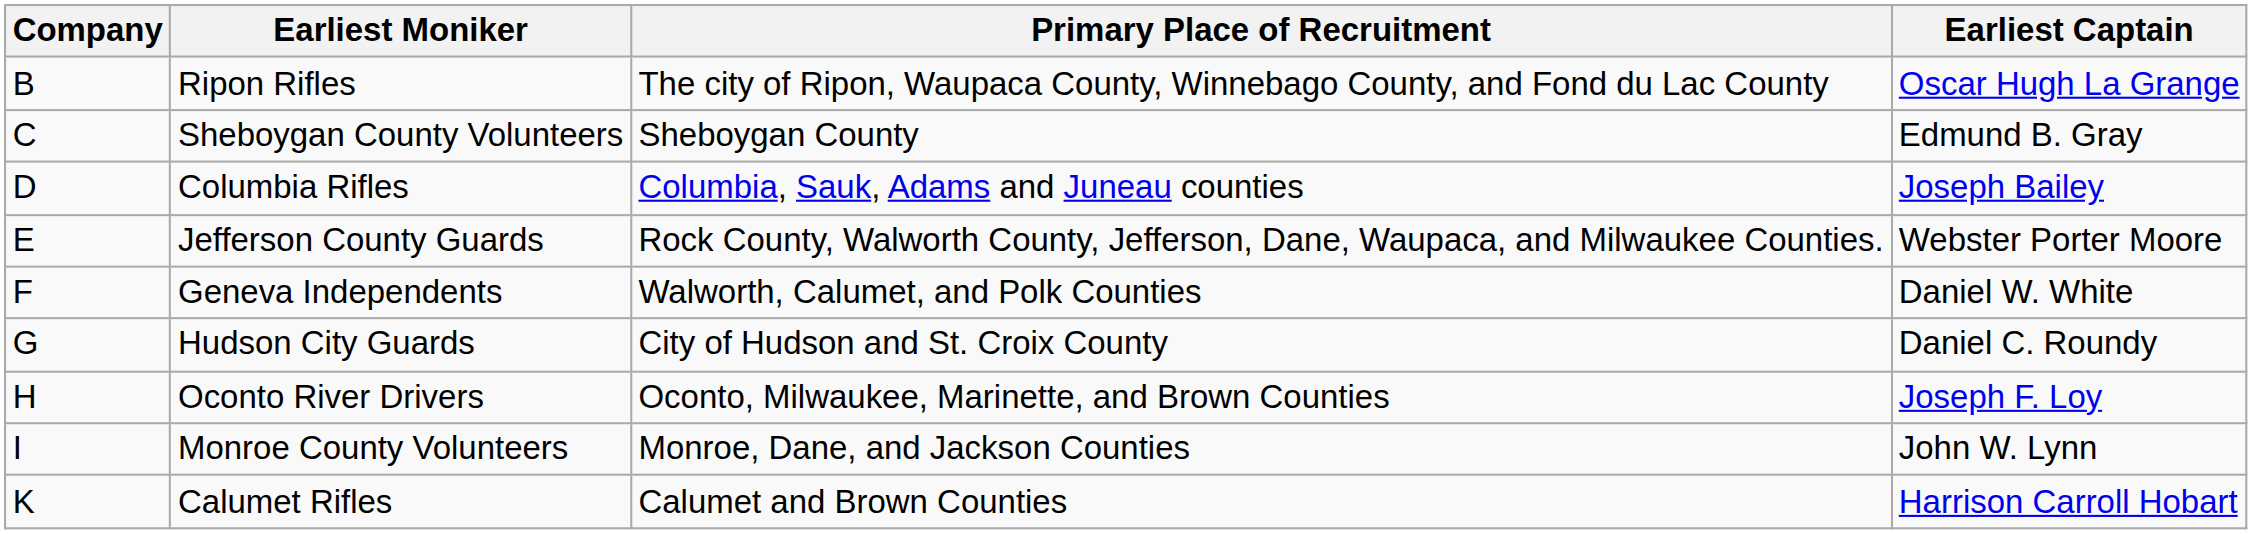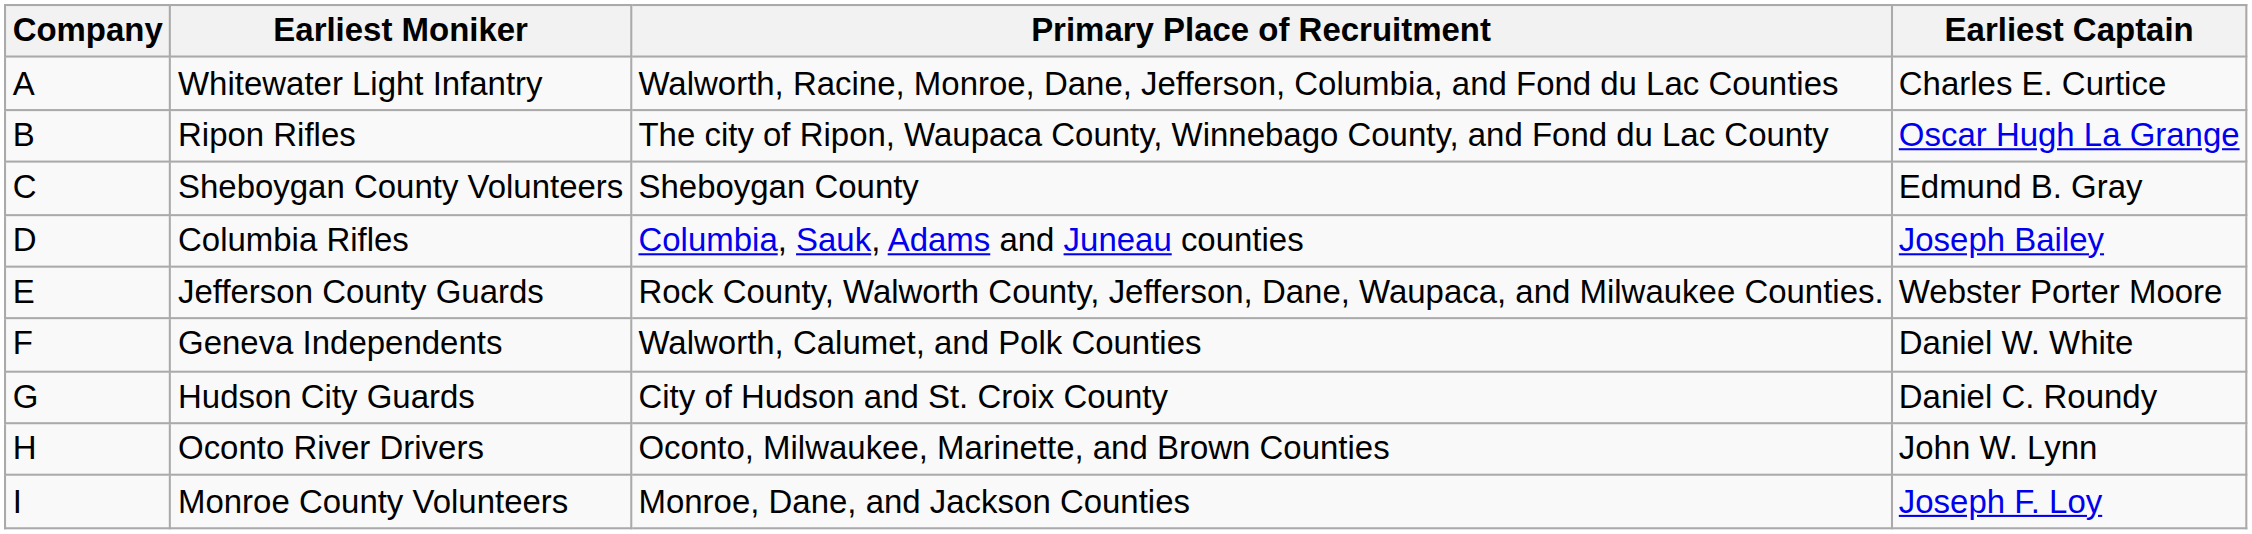+ row: (360, 82)
(2001, 396) Joseph F. Loy -> (1998, 448) John W. Lynn
(1998, 448) John W. Lynn -> (2001, 501) Joseph F. Loy
- row: (285, 501)
